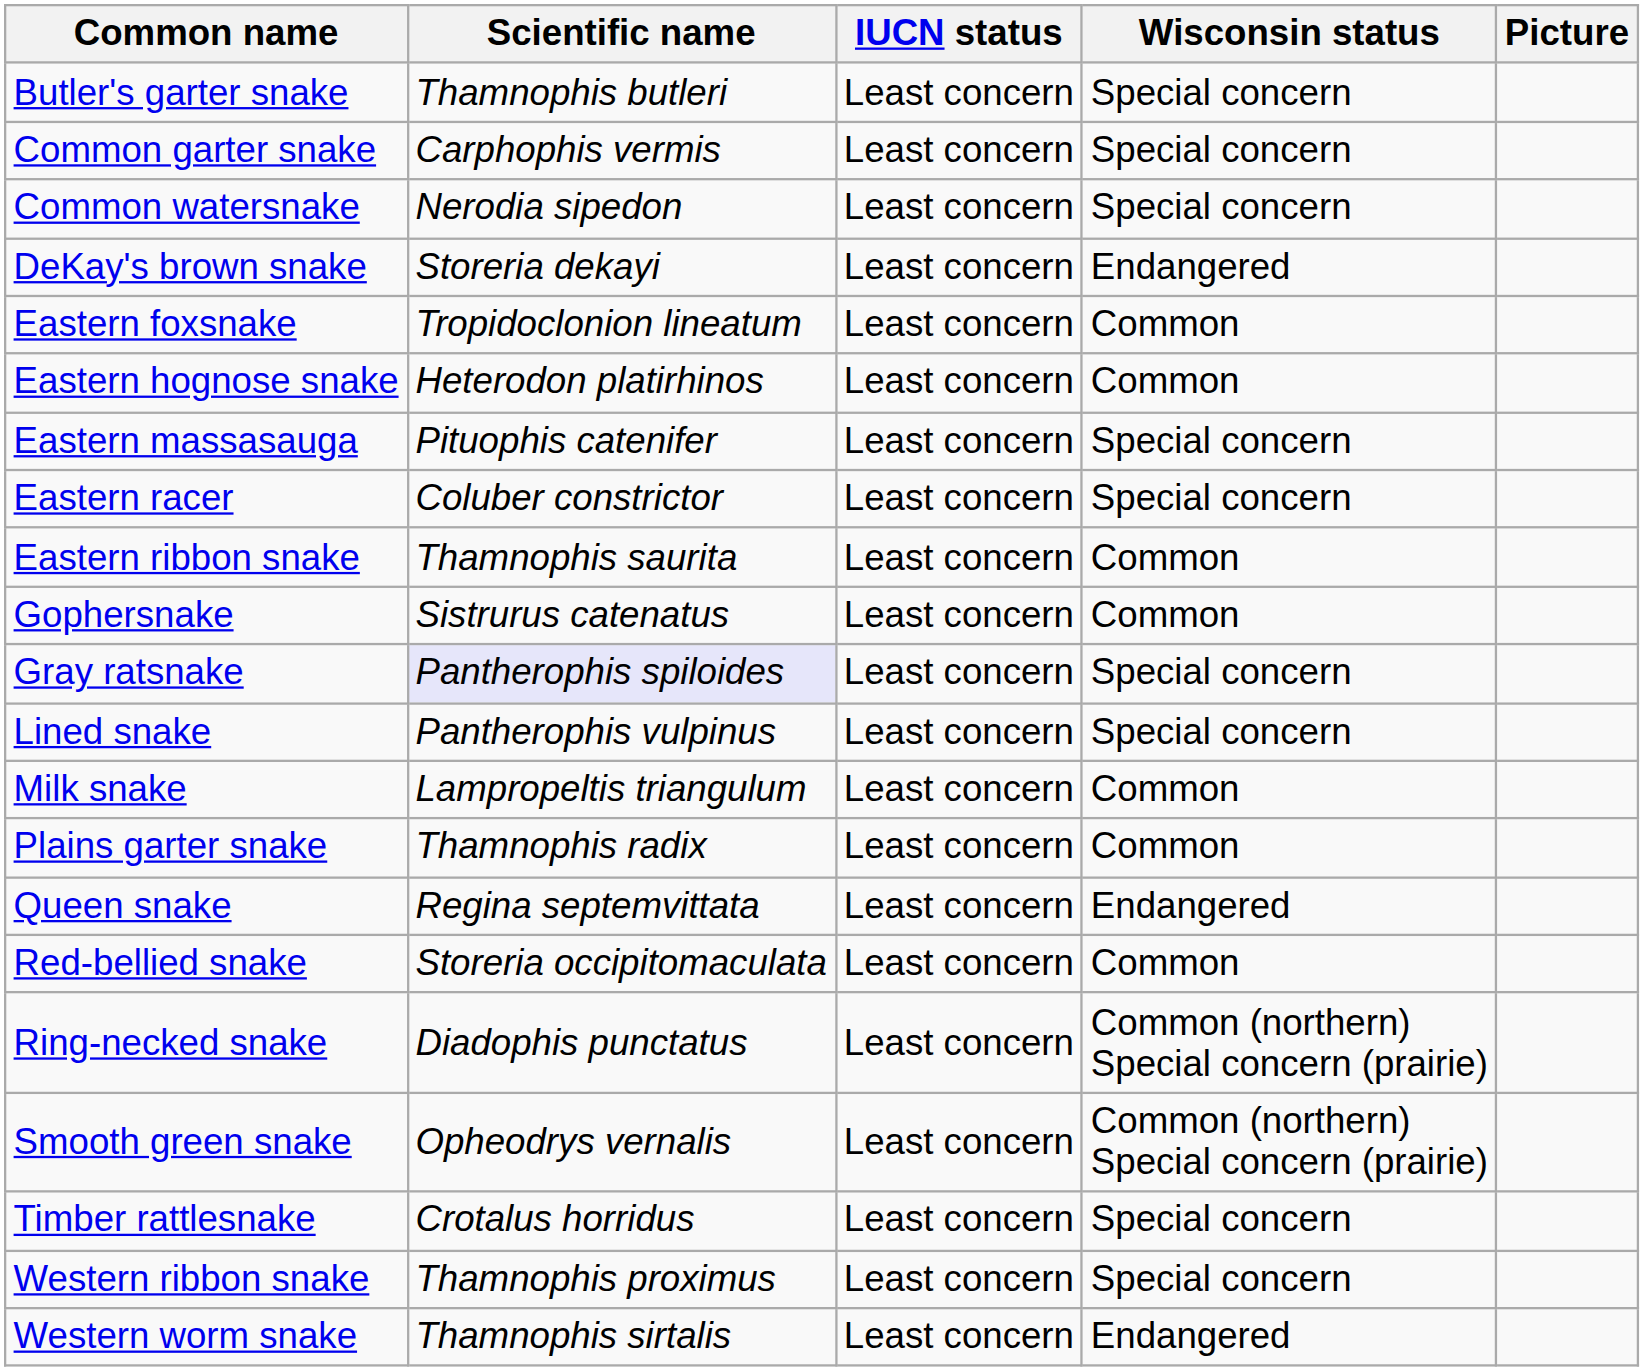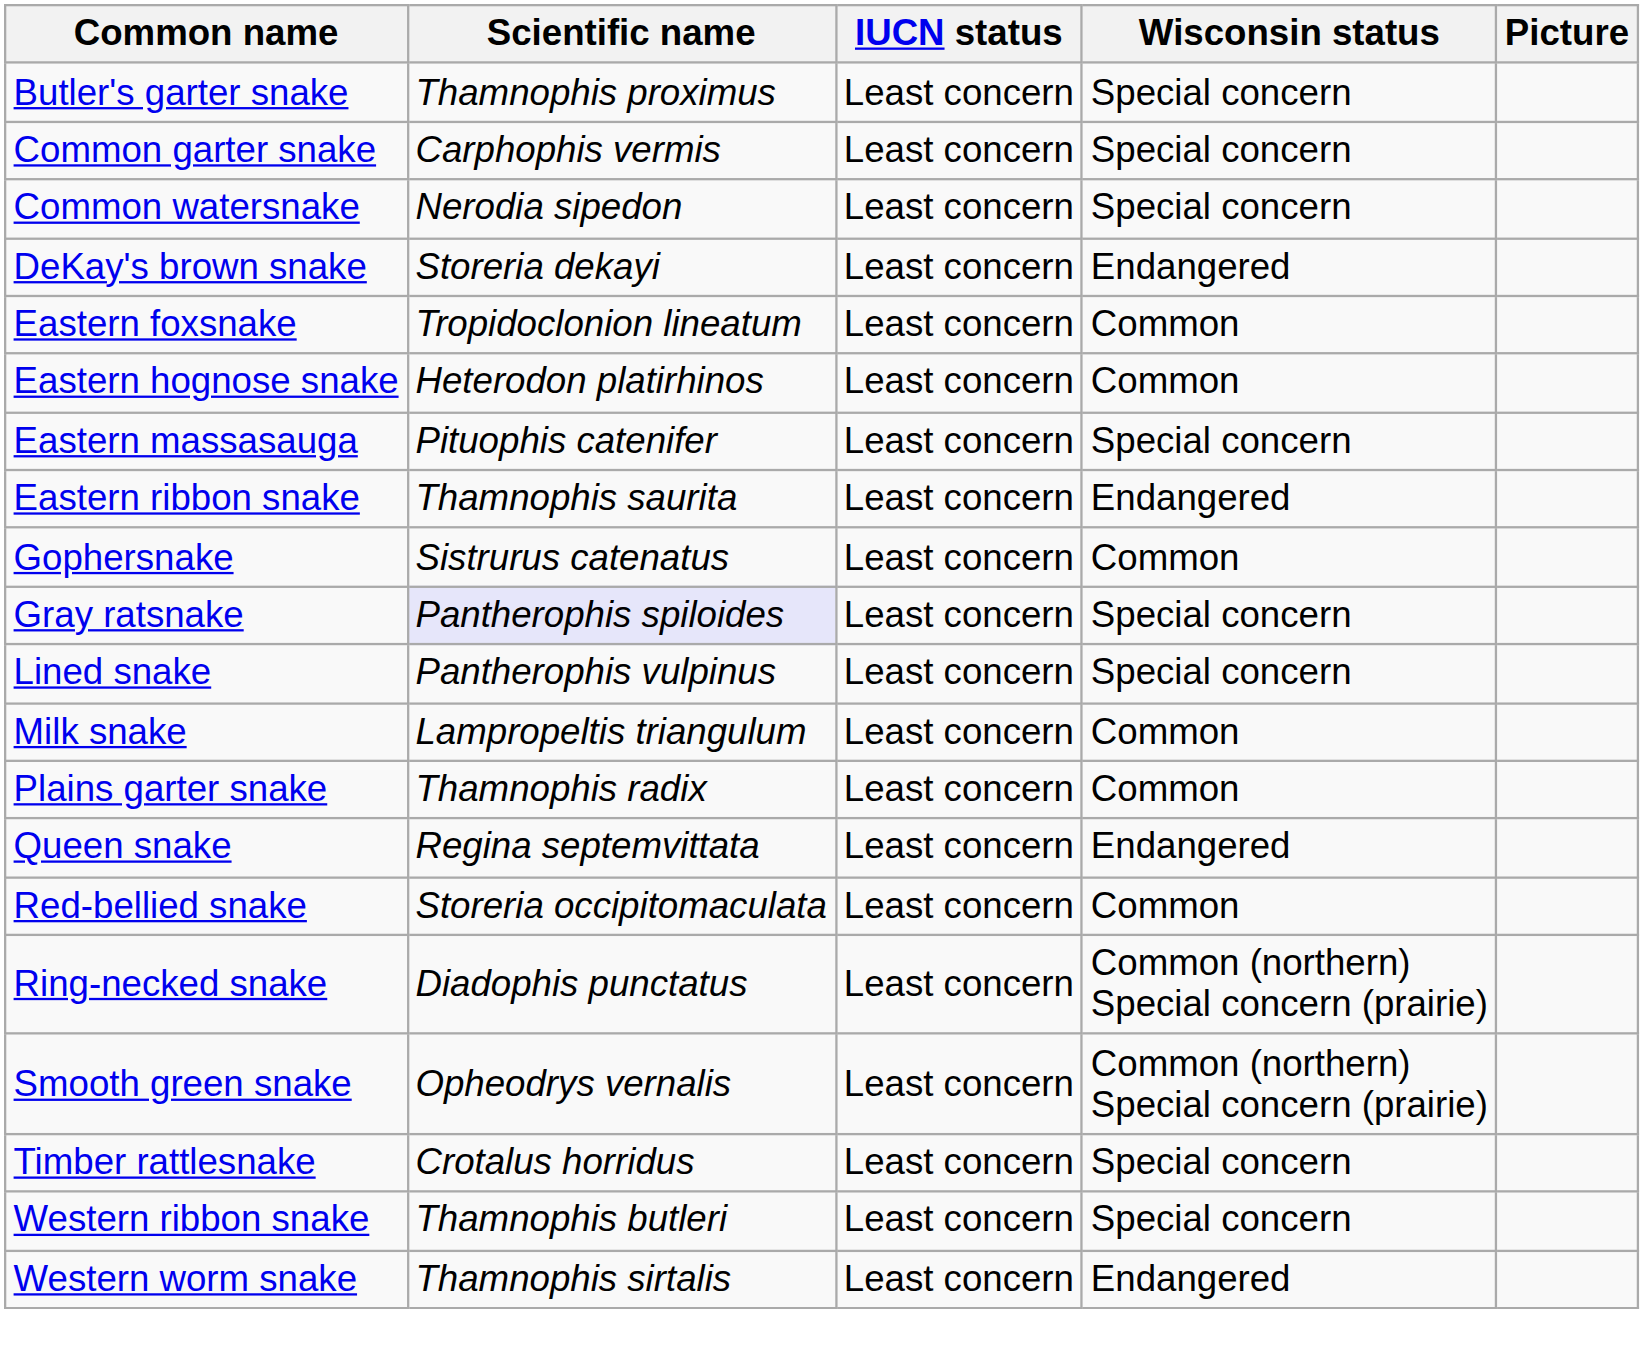(571, 91) Thamnophis butleri -> (596, 91) Thamnophis proximus
- row: (124, 498)
(1165, 556) Common -> (1191, 498) Endangered
(596, 1278) Thamnophis proximus -> (571, 1220) Thamnophis butleri
